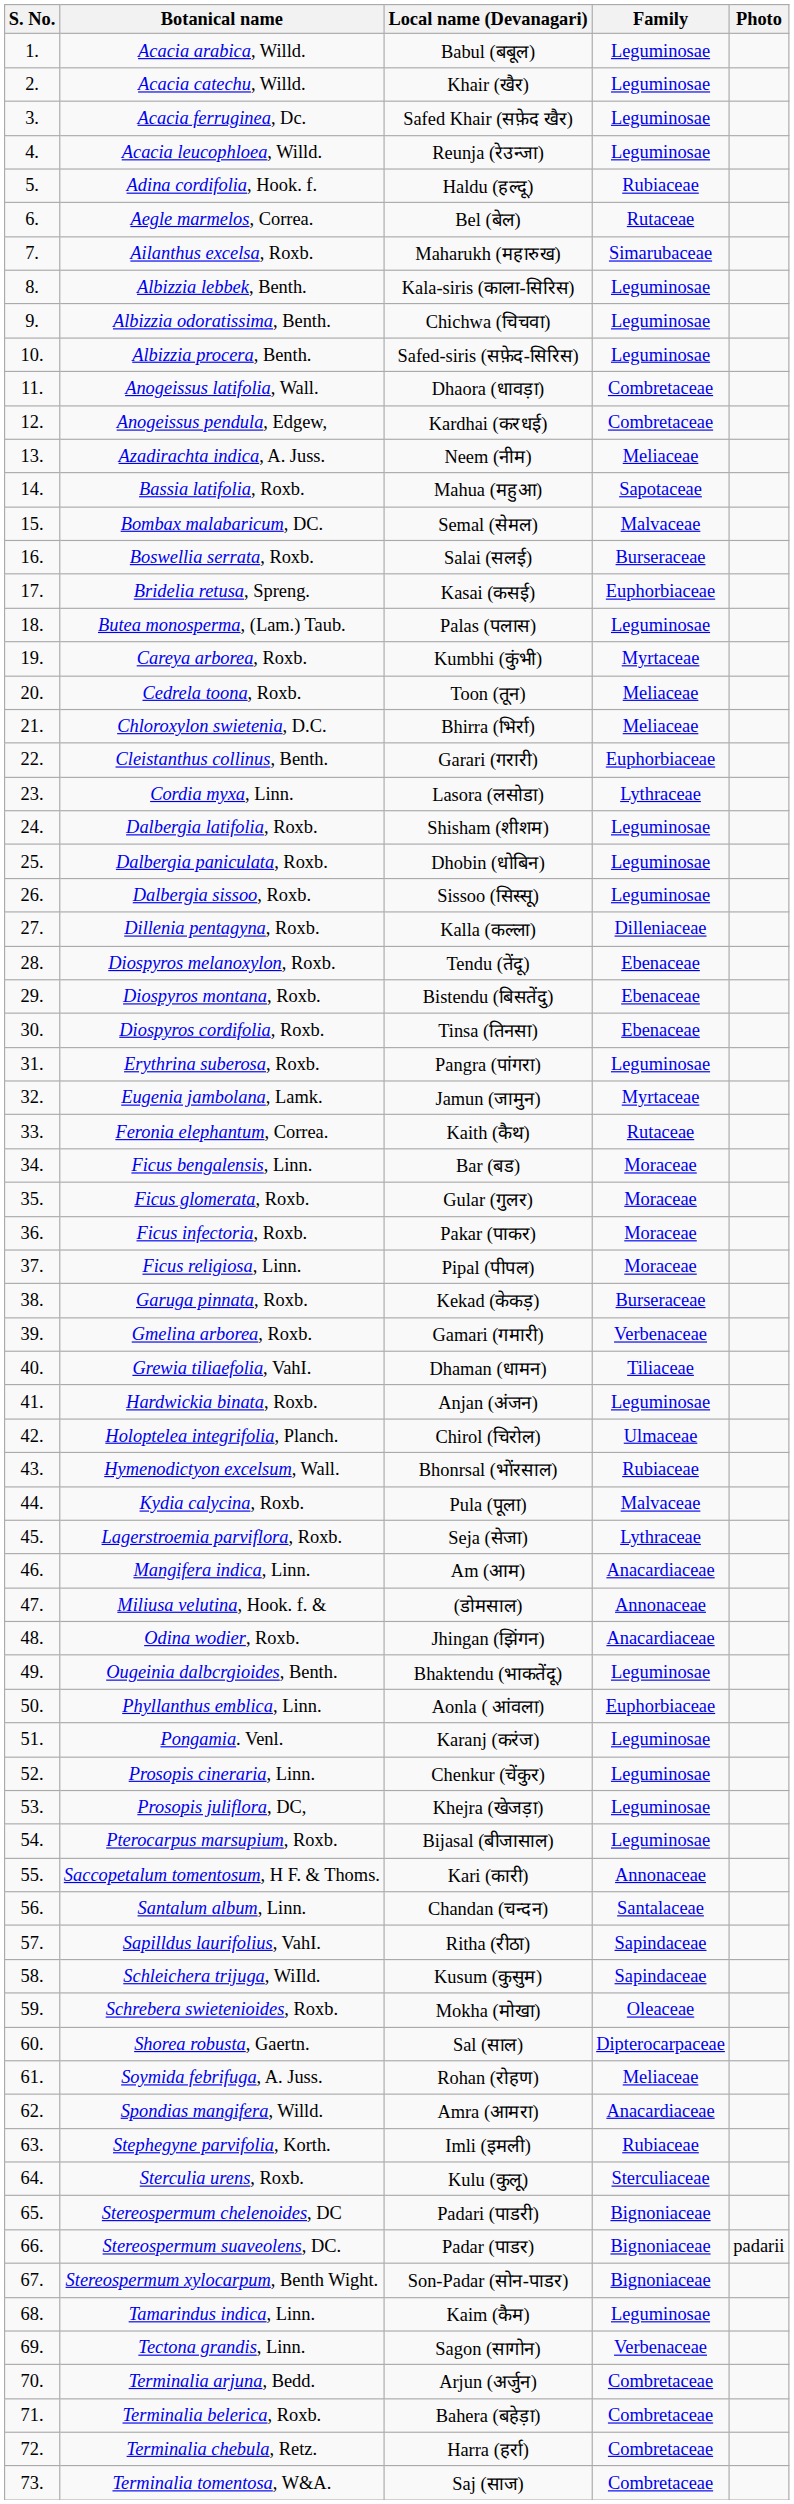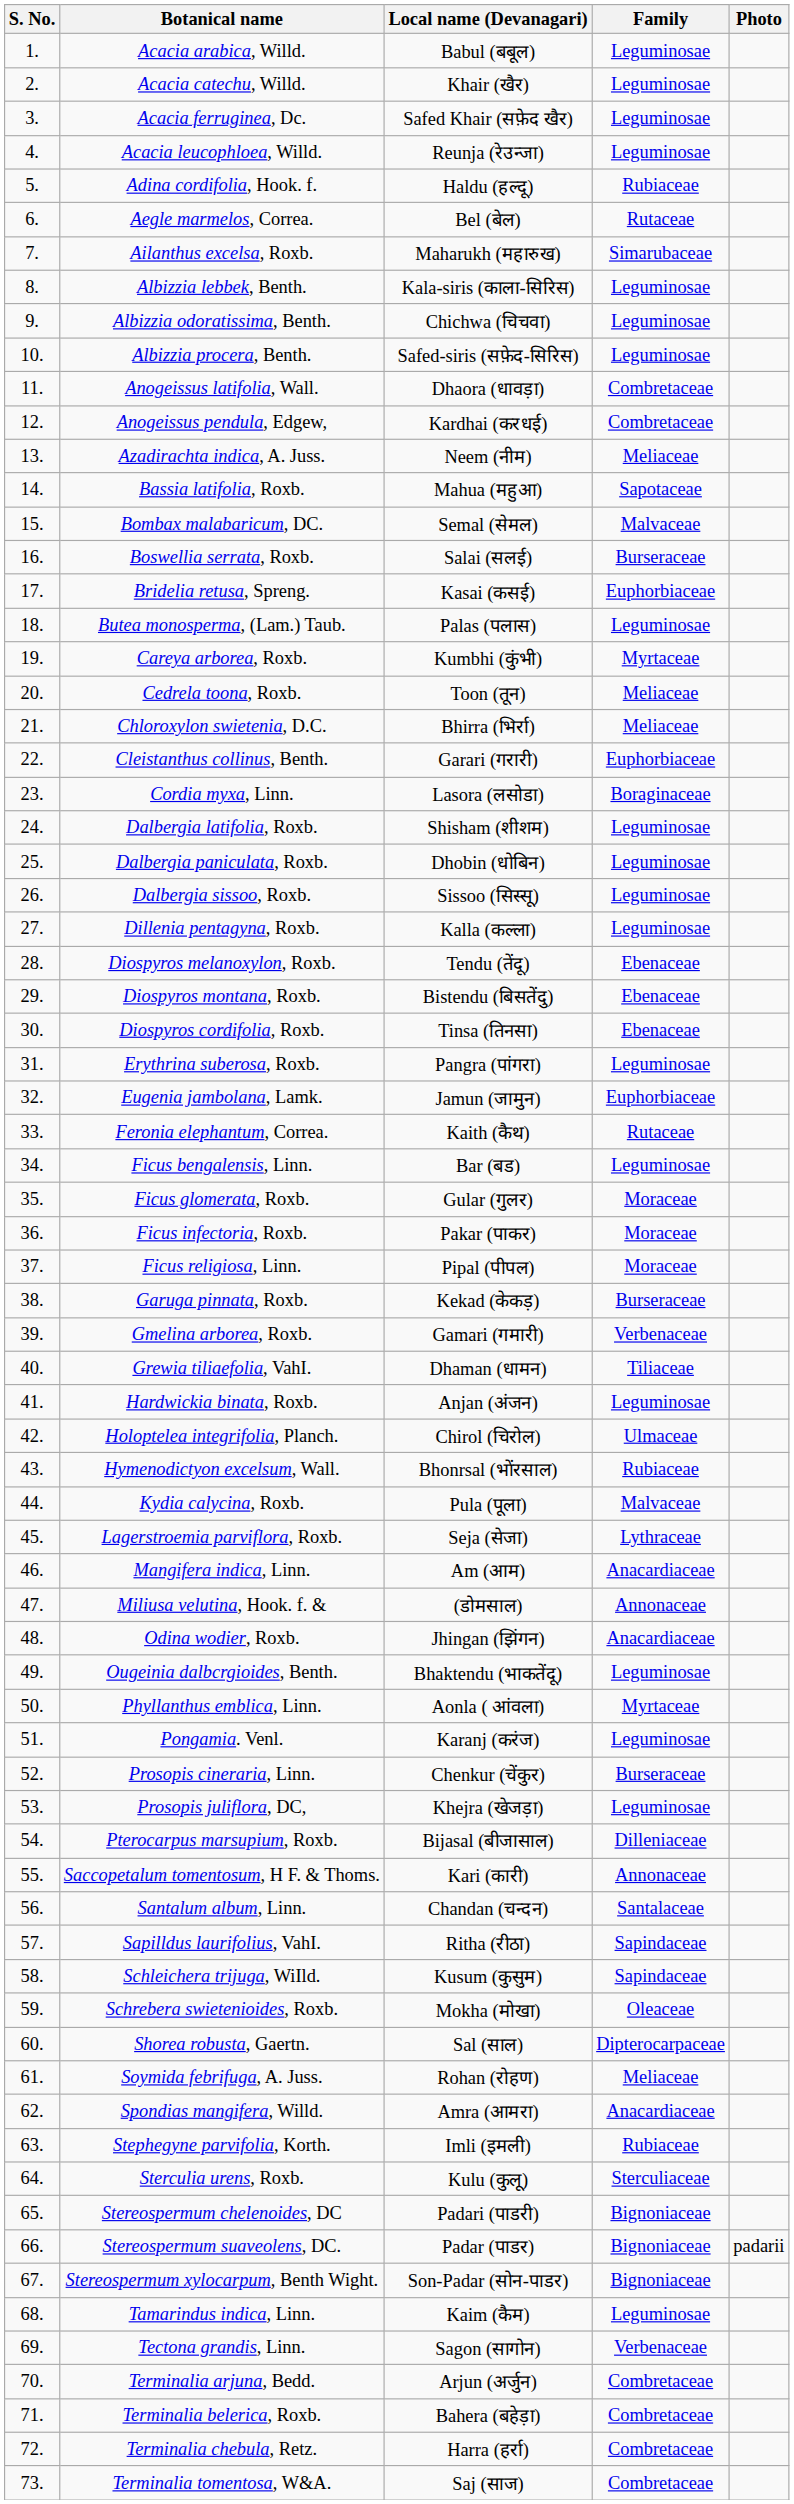(661, 793) Lythraceae -> (661, 793) Boraginaceae
(661, 928) Dilleniaceae -> (661, 928) Leguminosae
(661, 1097) Myrtaceae -> (661, 1097) Euphorbiaceae
(661, 1165) Moraceae -> (661, 1165) Leguminosae
(661, 1705) Euphorbiaceae -> (661, 1705) Myrtaceae
(661, 1773) Leguminosae -> (661, 1773) Burseraceae
(661, 1840) Leguminosae -> (661, 1840) Dilleniaceae
